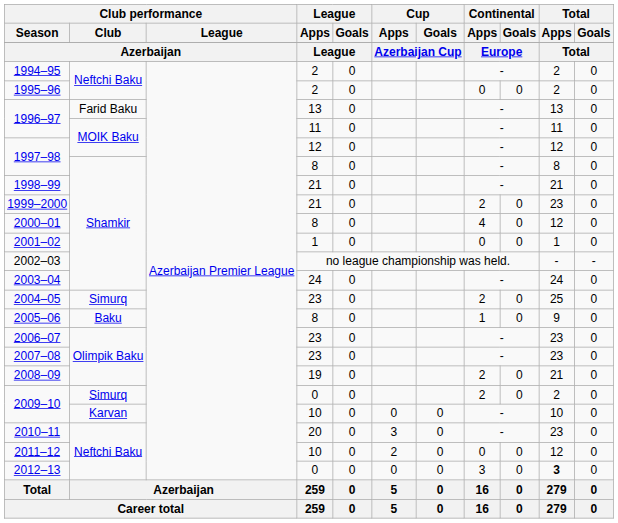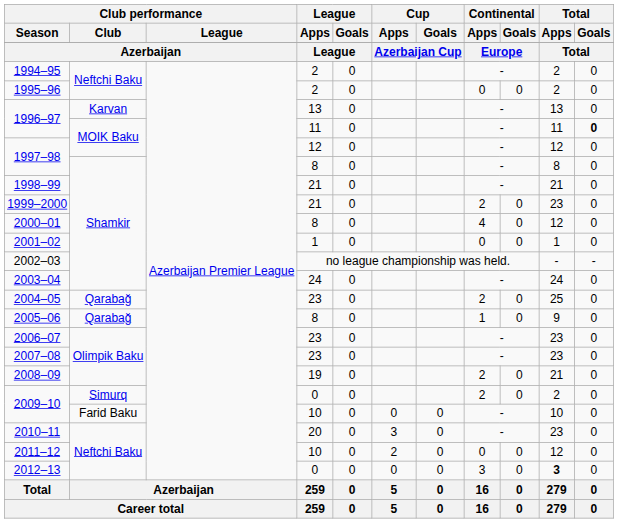(108, 109) Farid Baku -> (108, 109) Karvan
(594, 128) normal -> (594, 128) bold
(108, 299) Simurq -> (108, 299) Qarabağ
(108, 318) Baku -> (108, 318) Qarabağ
(108, 413) Karvan -> (108, 413) Farid Baku
